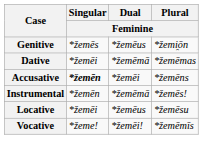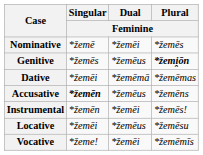+ row: (35, 45)
(171, 45) normal -> (172, 61) bold
(125, 77) *žemēi -> (128, 93) *žemēus
(130, 93) *žemēmā -> (125, 110) *žemēi
(127, 126) *žemēi! -> (125, 142) *žemēi
